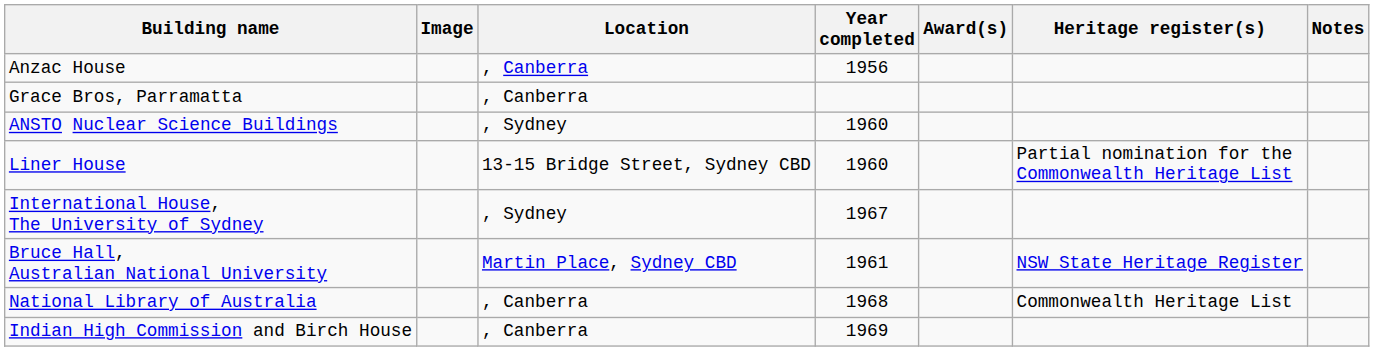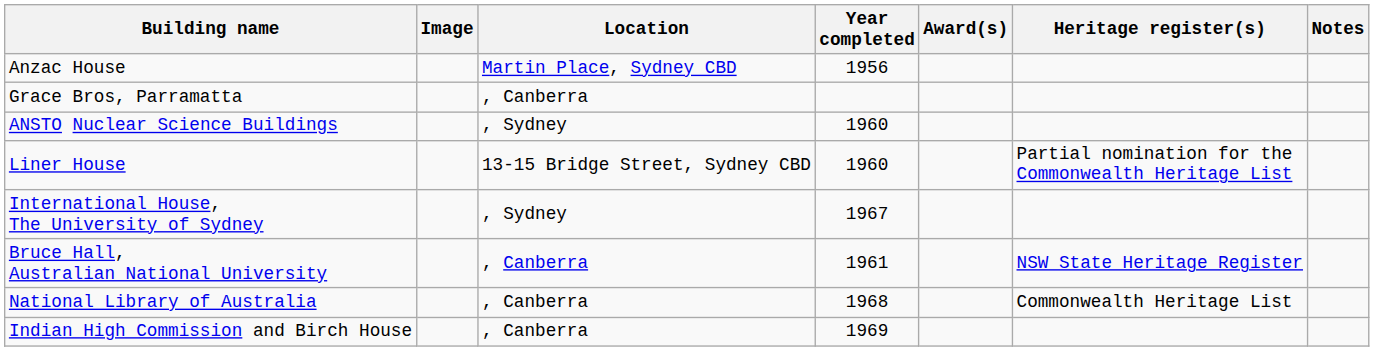(535, 68) , Canberra -> (609, 68) Martin Place, Sydney CBD
(609, 263) Martin Place, Sydney CBD -> (535, 263) , Canberra
